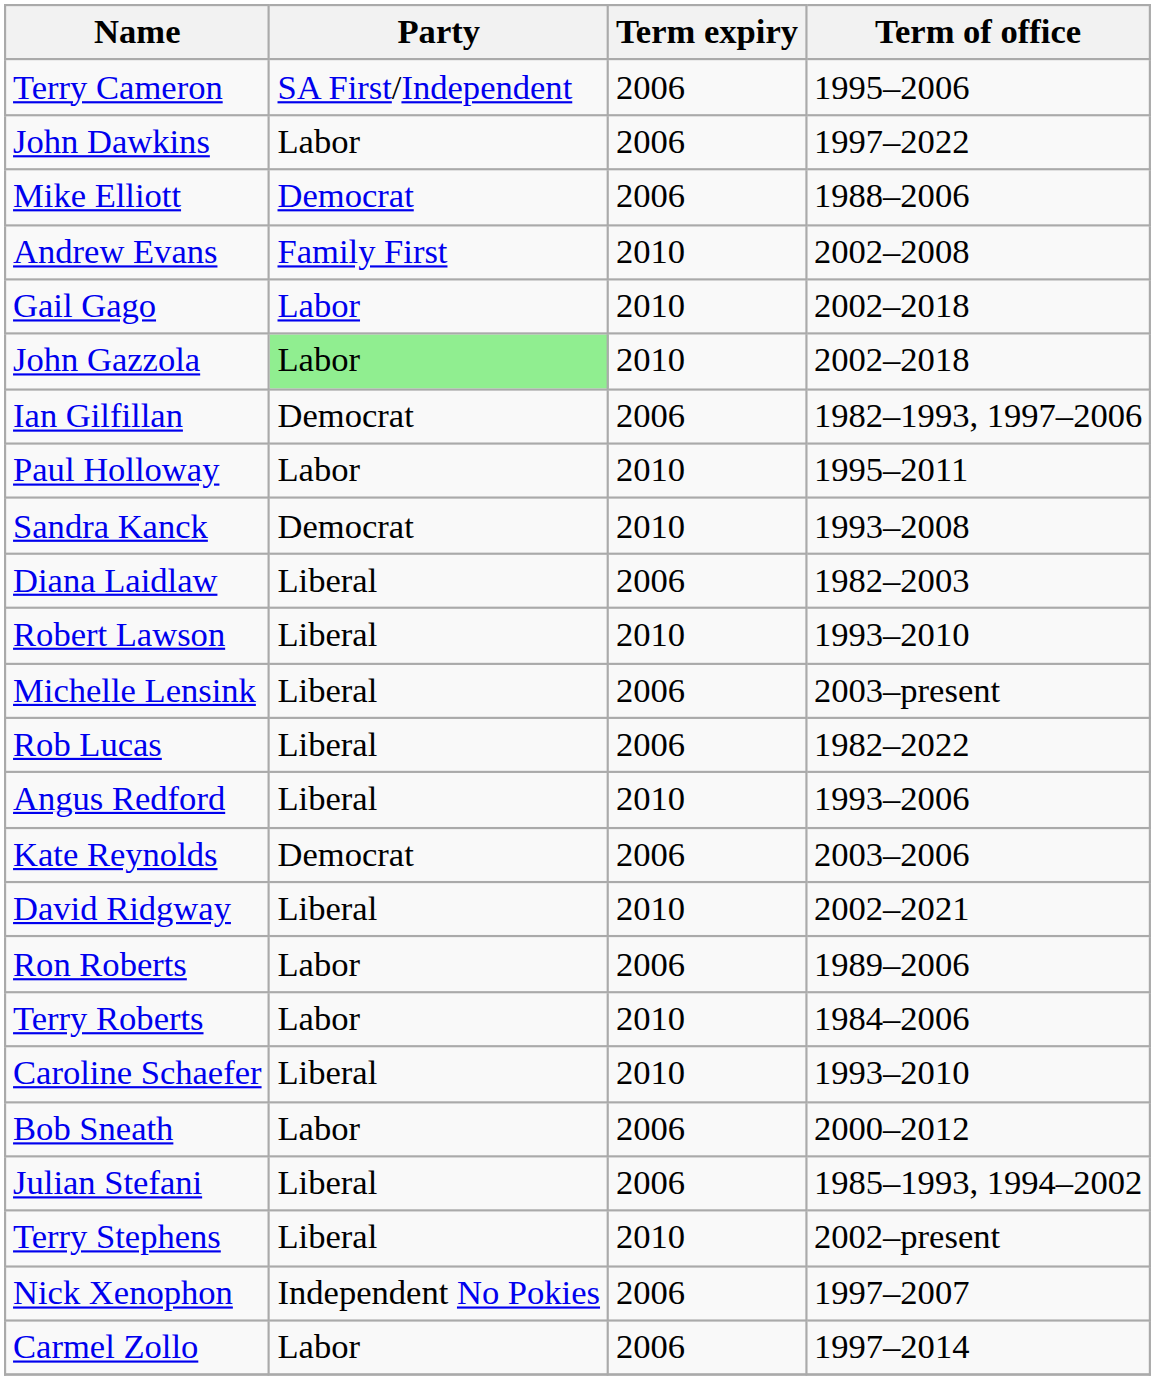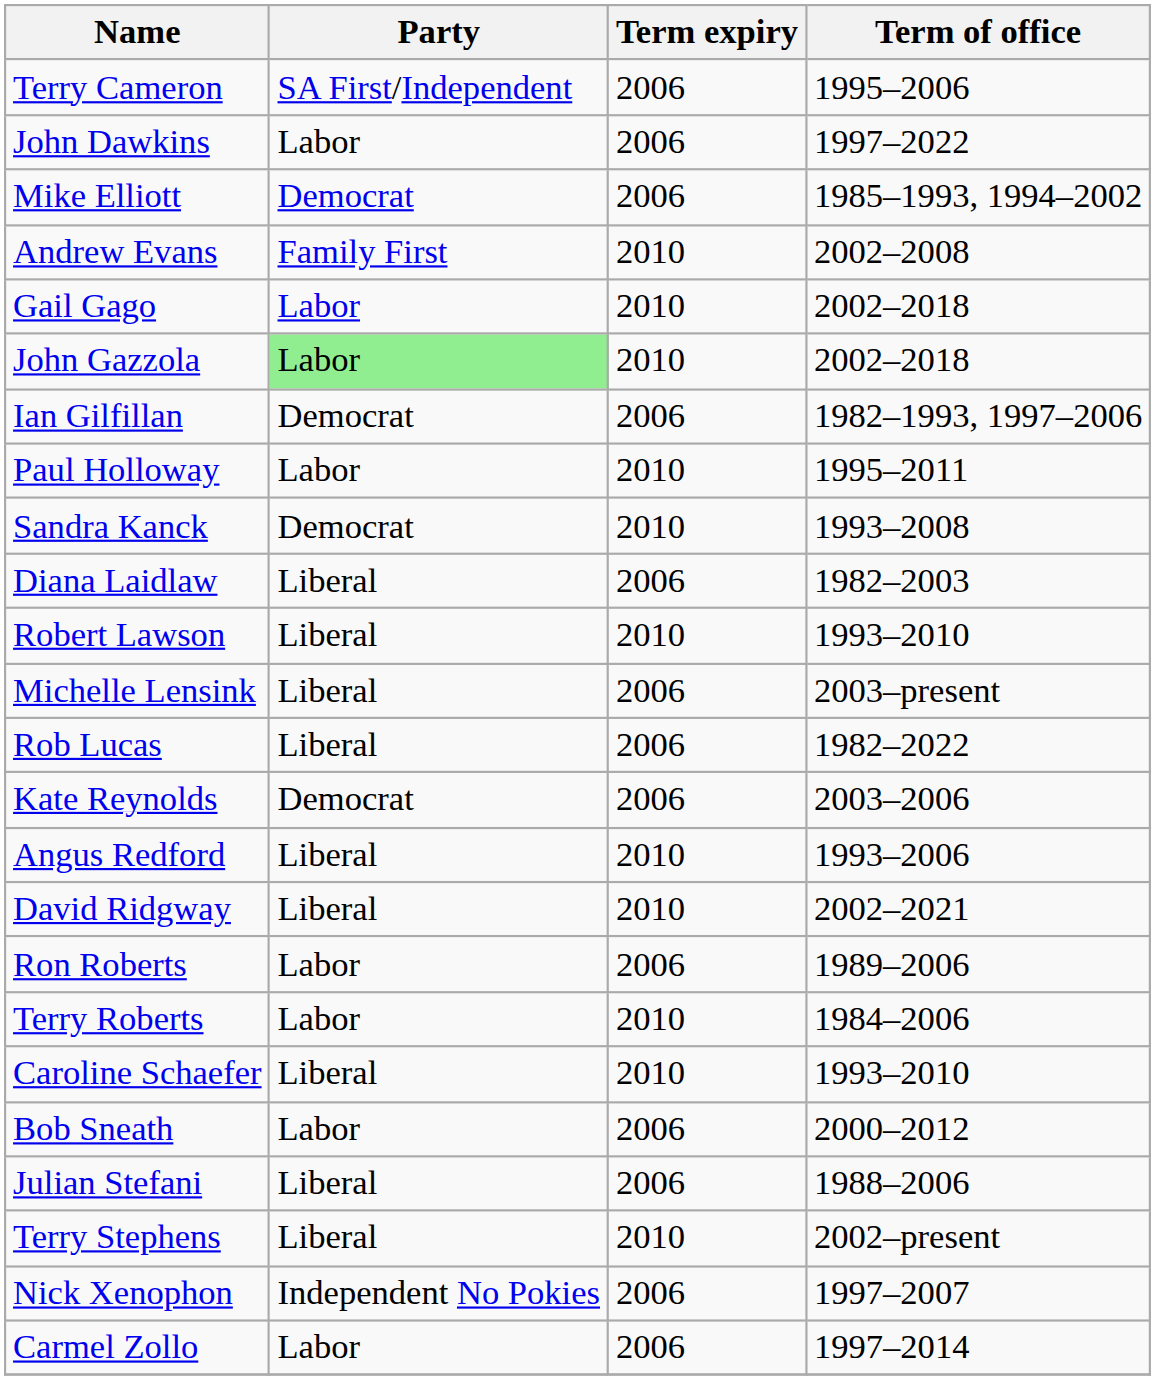(892, 196) 1988–2006 -> (978, 196) 1985–1993, 1994–2002
rows swapped: (119, 799) <-> (115, 854)
(978, 1182) 1985–1993, 1994–2002 -> (892, 1182) 1988–2006
